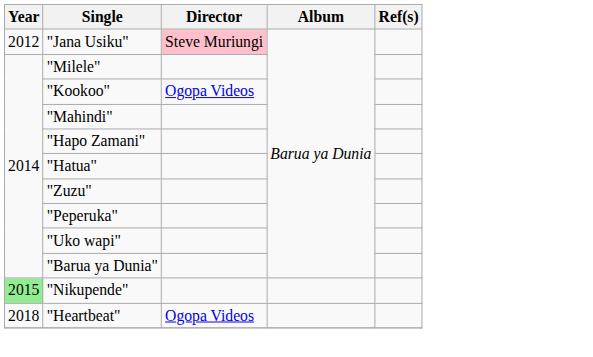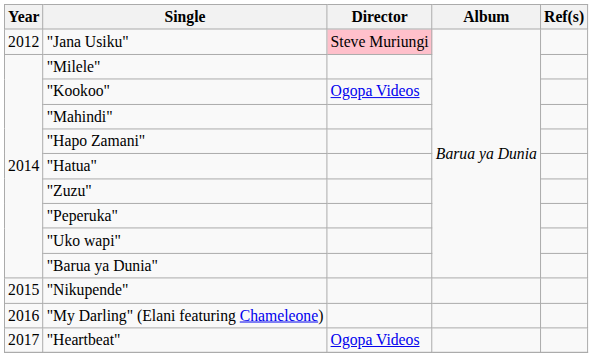(24, 290) lightgreen background -> (24, 290) no background
+ row: (185, 315)
(24, 315) 2018 -> (24, 340) 2017
